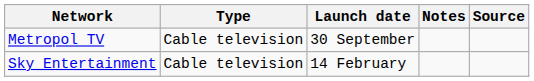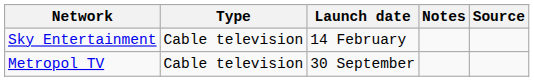rows swapped: (82, 64) <-> (56, 40)
